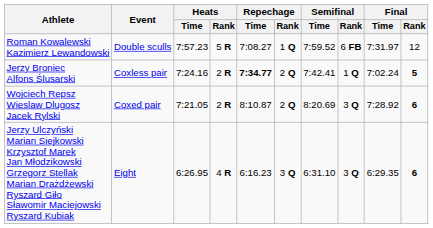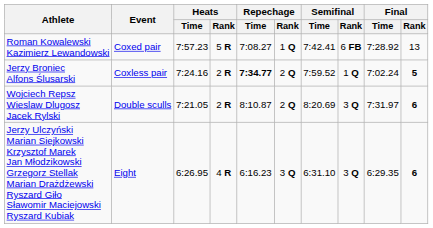(143, 47) Double sculls -> (137, 47) Coxed pair
(319, 47) 7:59.52 -> (319, 47) 7:42.41
(383, 47) 7:31.97 -> (383, 47) 7:28.92
(414, 47) 12 -> (414, 47) 13
(319, 73) 7:42.41 -> (319, 73) 7:59.52
(137, 105) Coxed pair -> (143, 105) Double sculls
(383, 105) 7:28.92 -> (383, 105) 7:31.97
